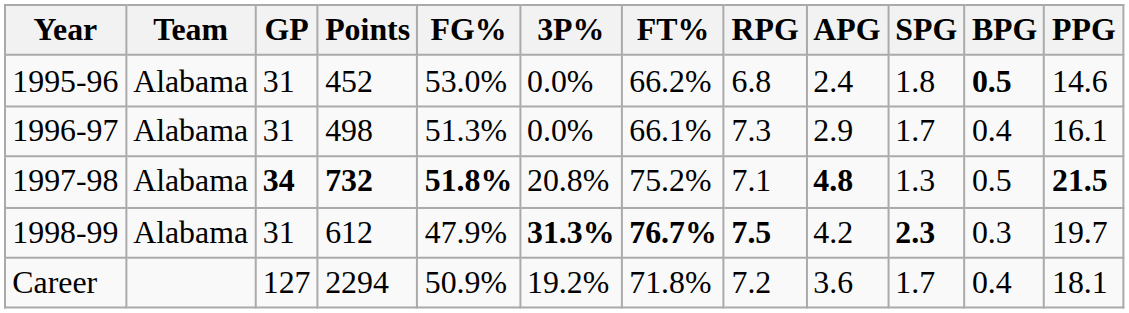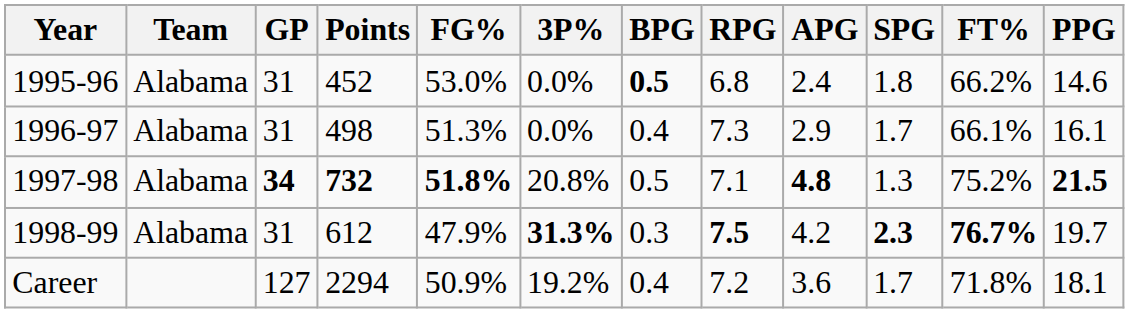columns swapped: (673, 29) <-> (1005, 29)
